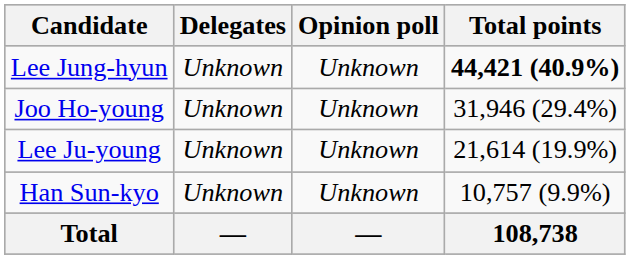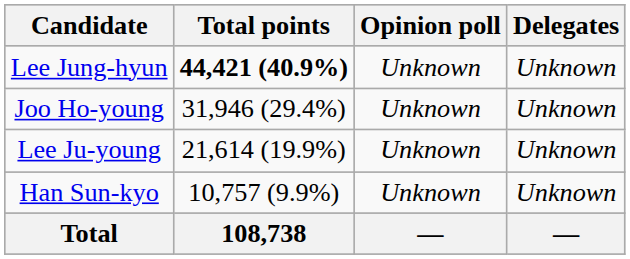columns swapped: (233, 25) <-> (535, 25)
